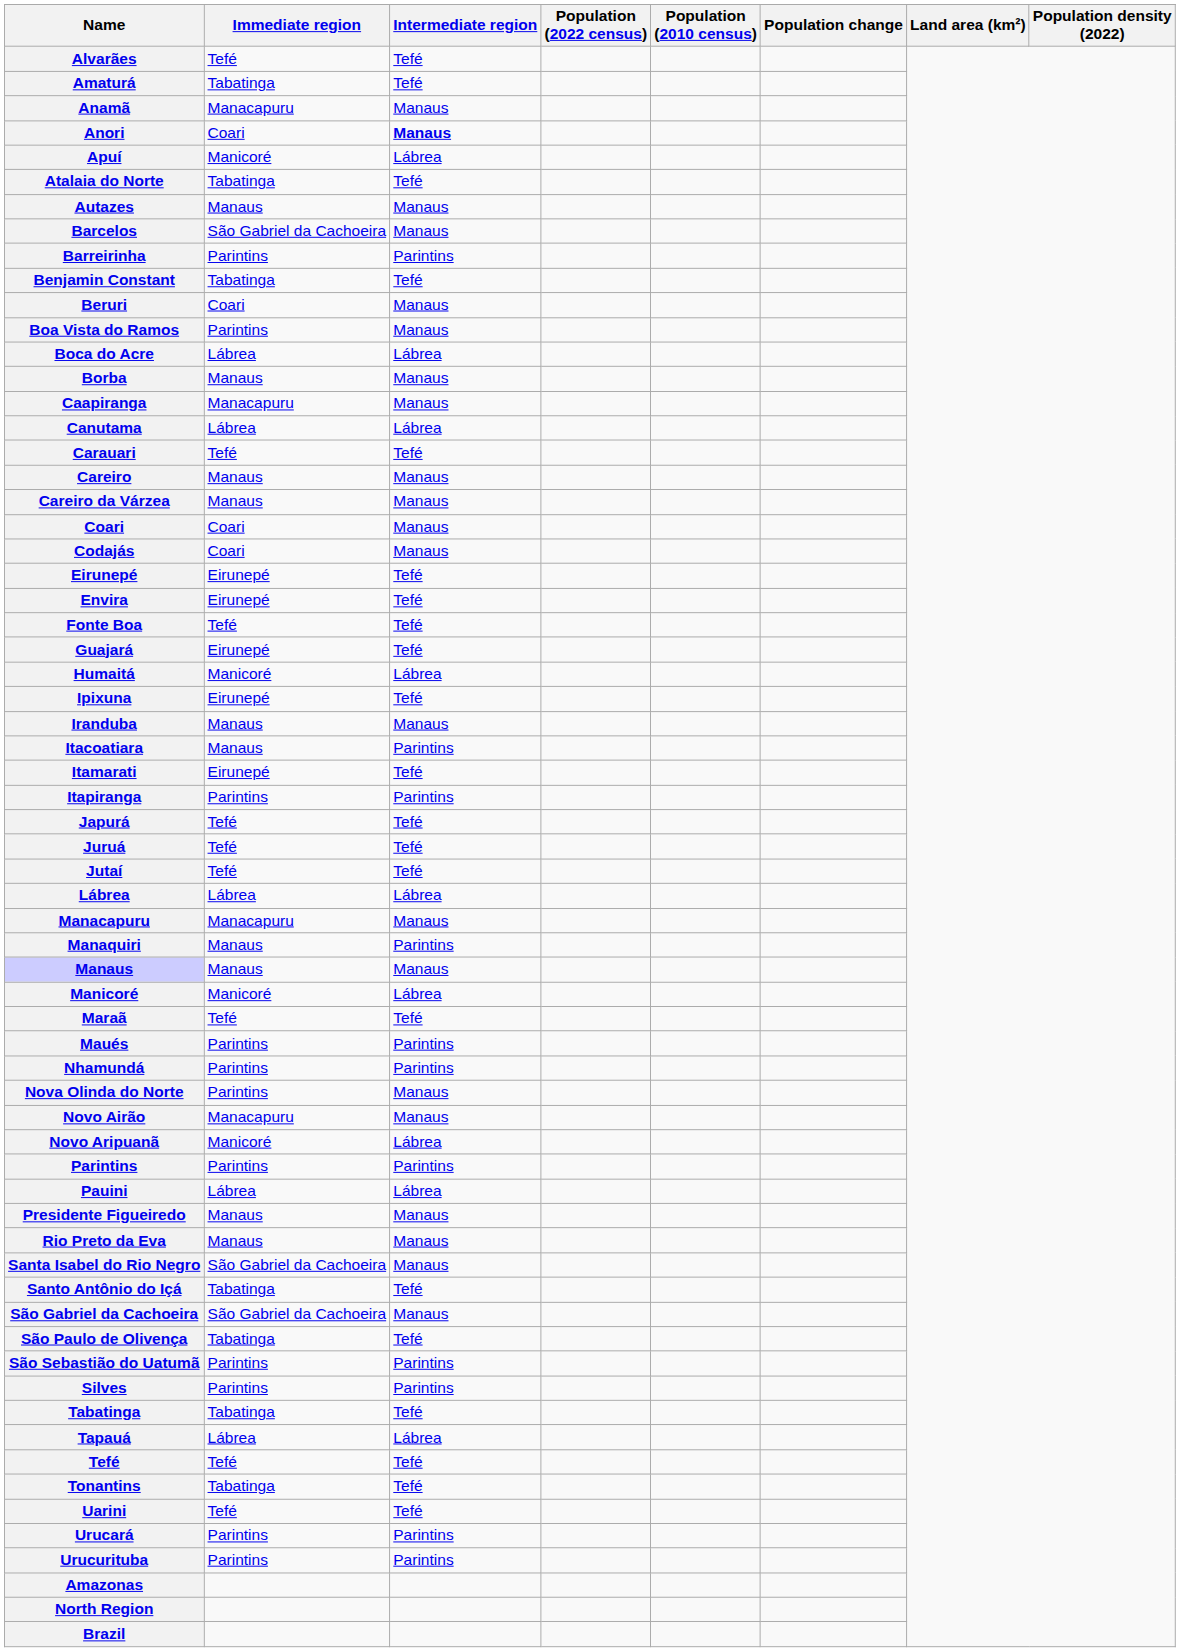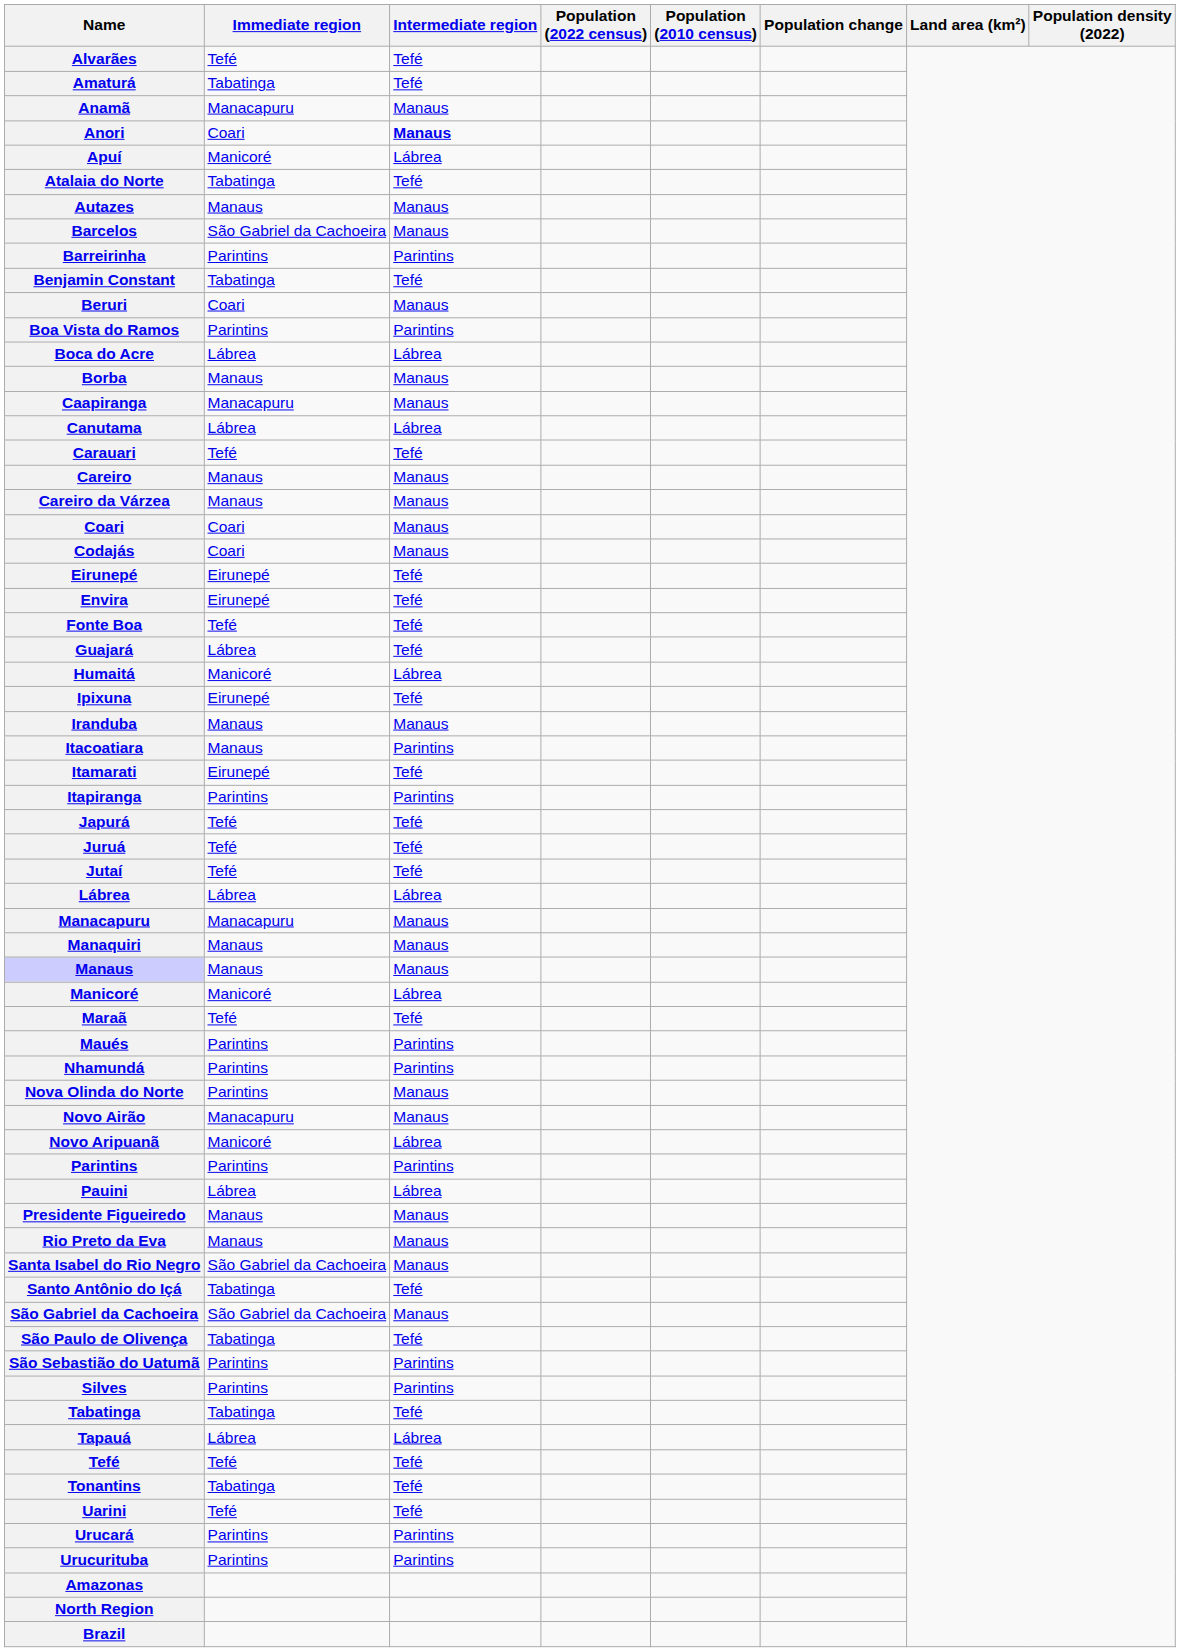(421, 329) Manaus -> (423, 329) Parintins
(239, 649) Eirunepé -> (232, 649) Lábrea
(423, 944) Parintins -> (421, 944) Manaus
